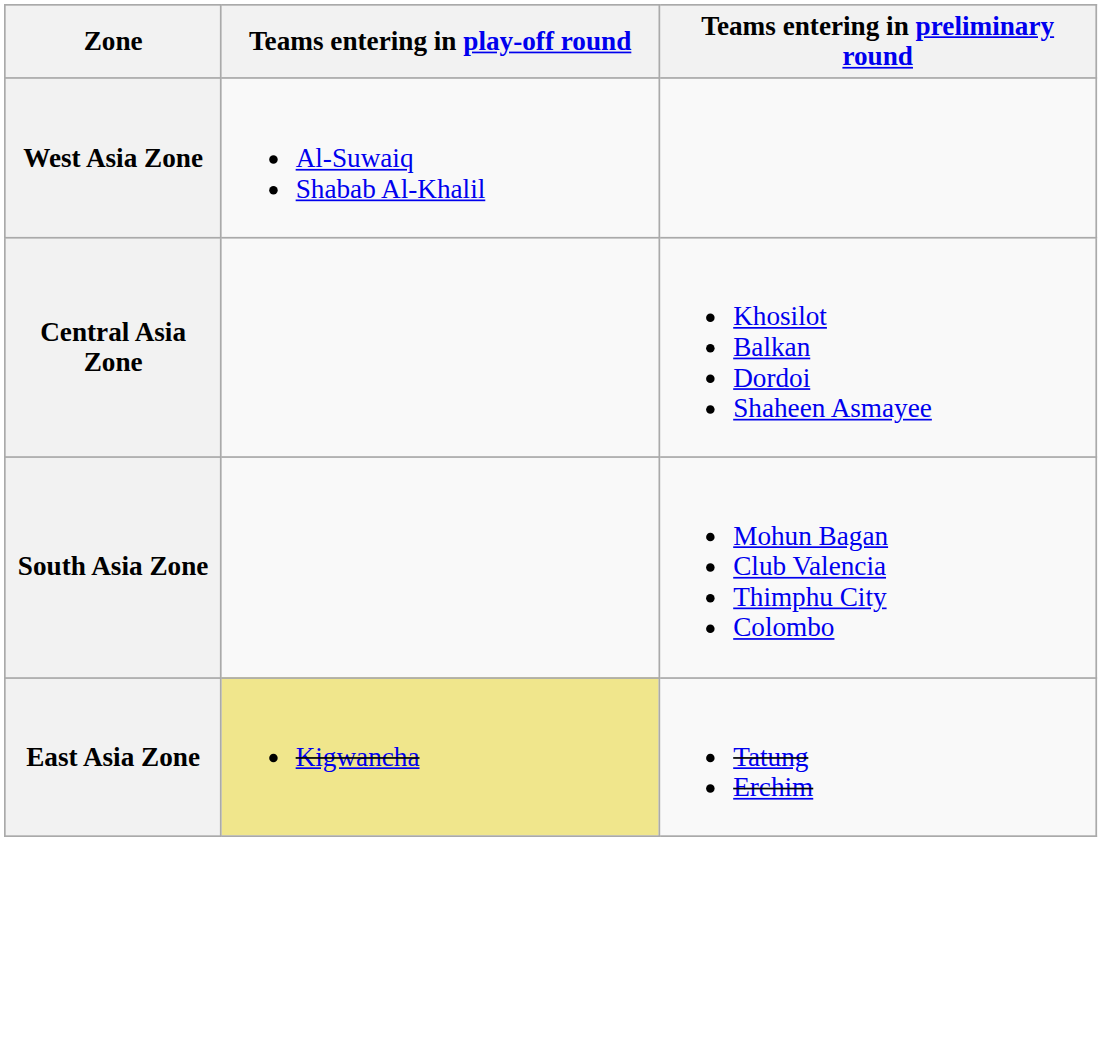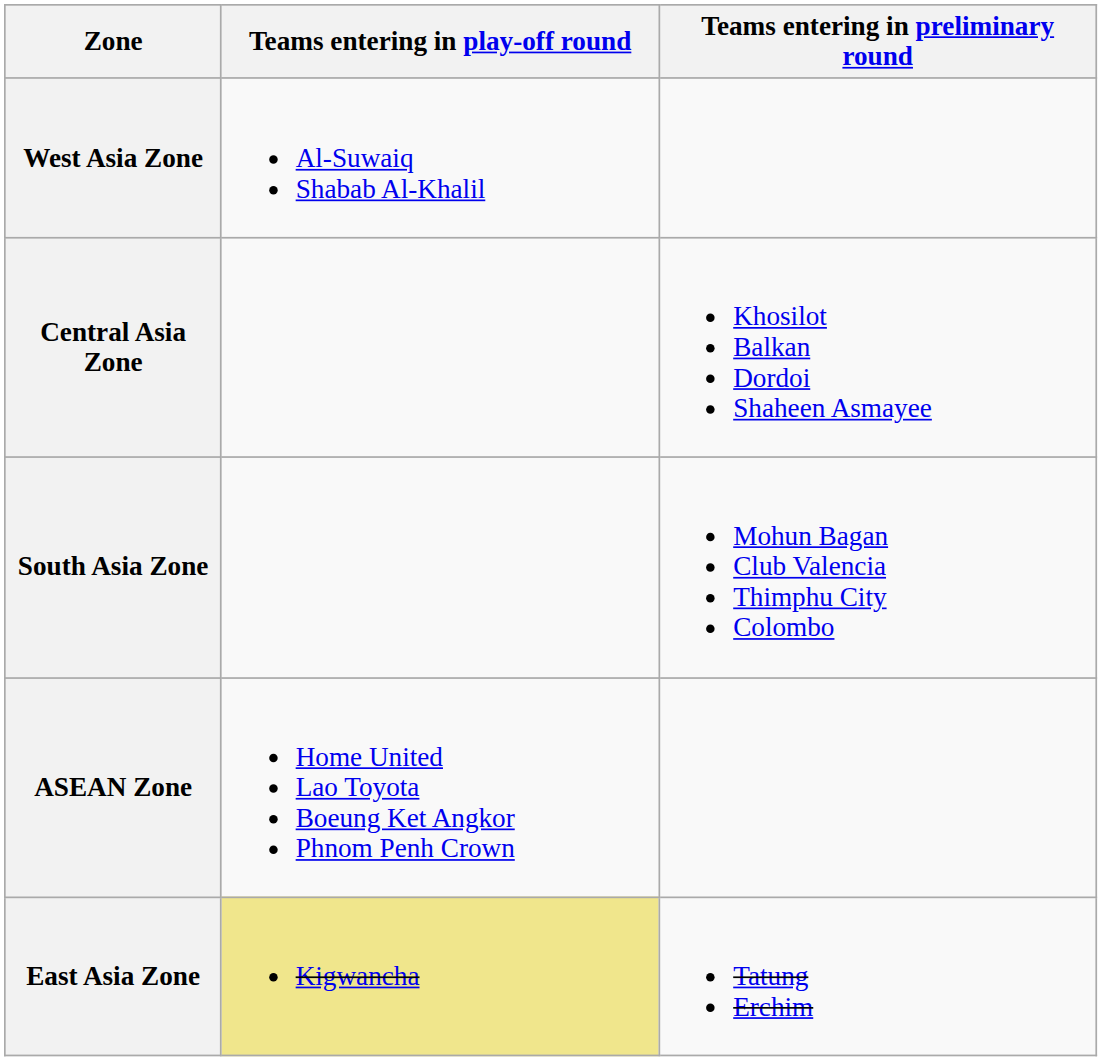+ row: (113, 786)
